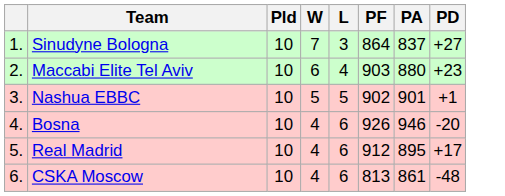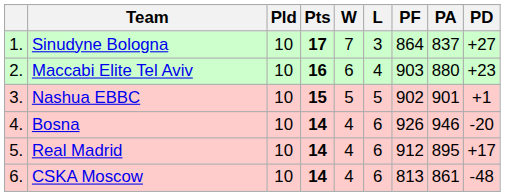+ column: (318, 17)
